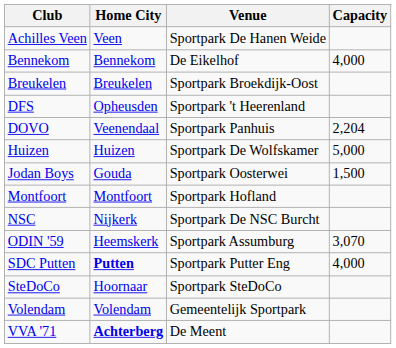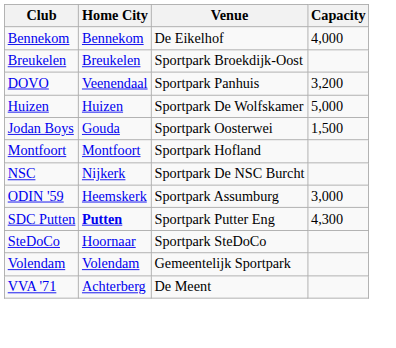- row: (47, 38)
- row: (21, 106)
(349, 128) 2,204 -> (327, 83) 3,200
(349, 241) 3,070 -> (327, 196) 3,000
(349, 264) 4,000 -> (327, 219) 4,300
(128, 331) bold -> (114, 286) normal
